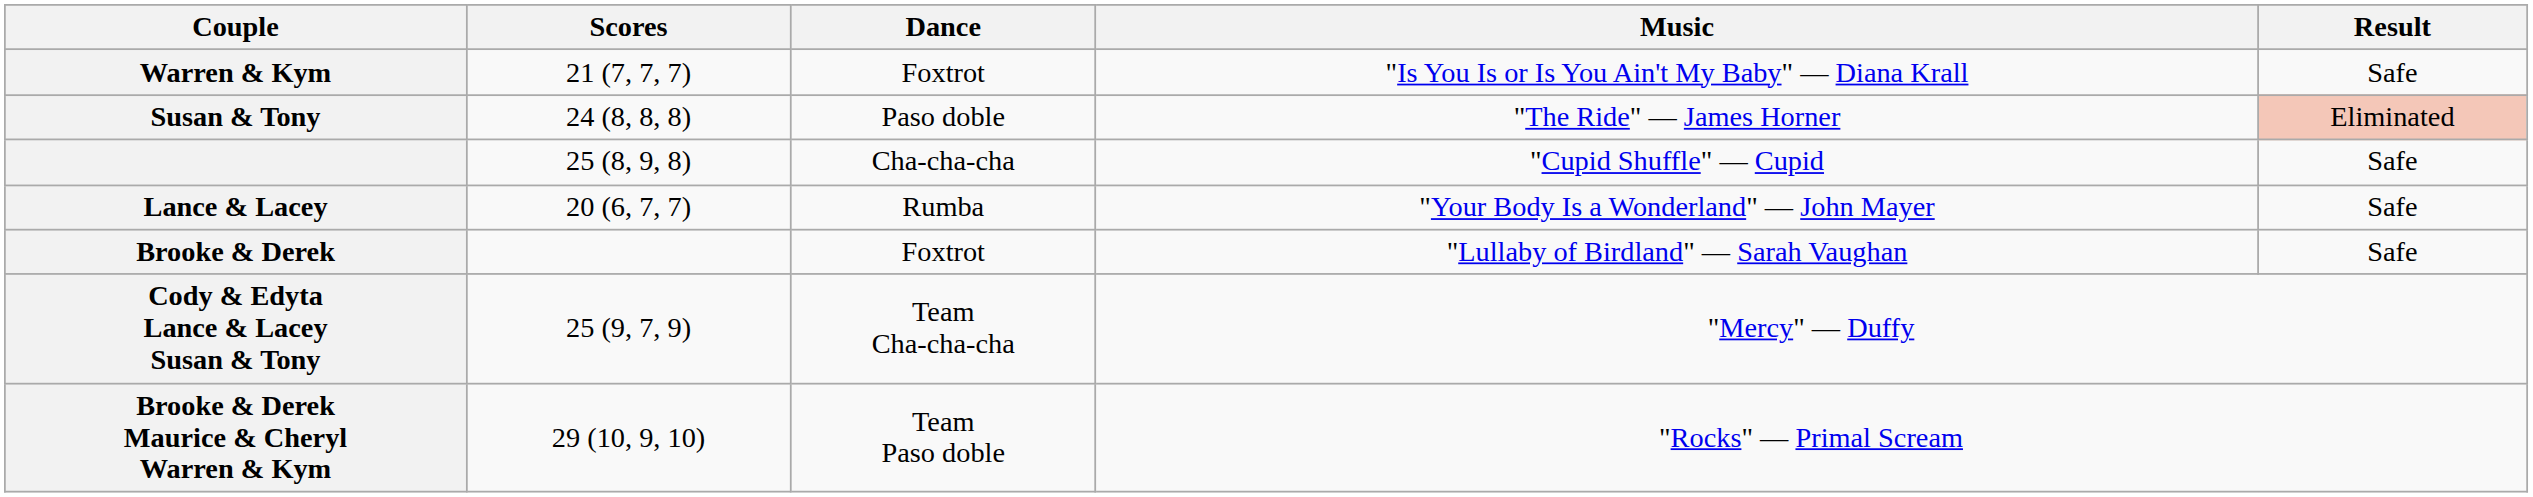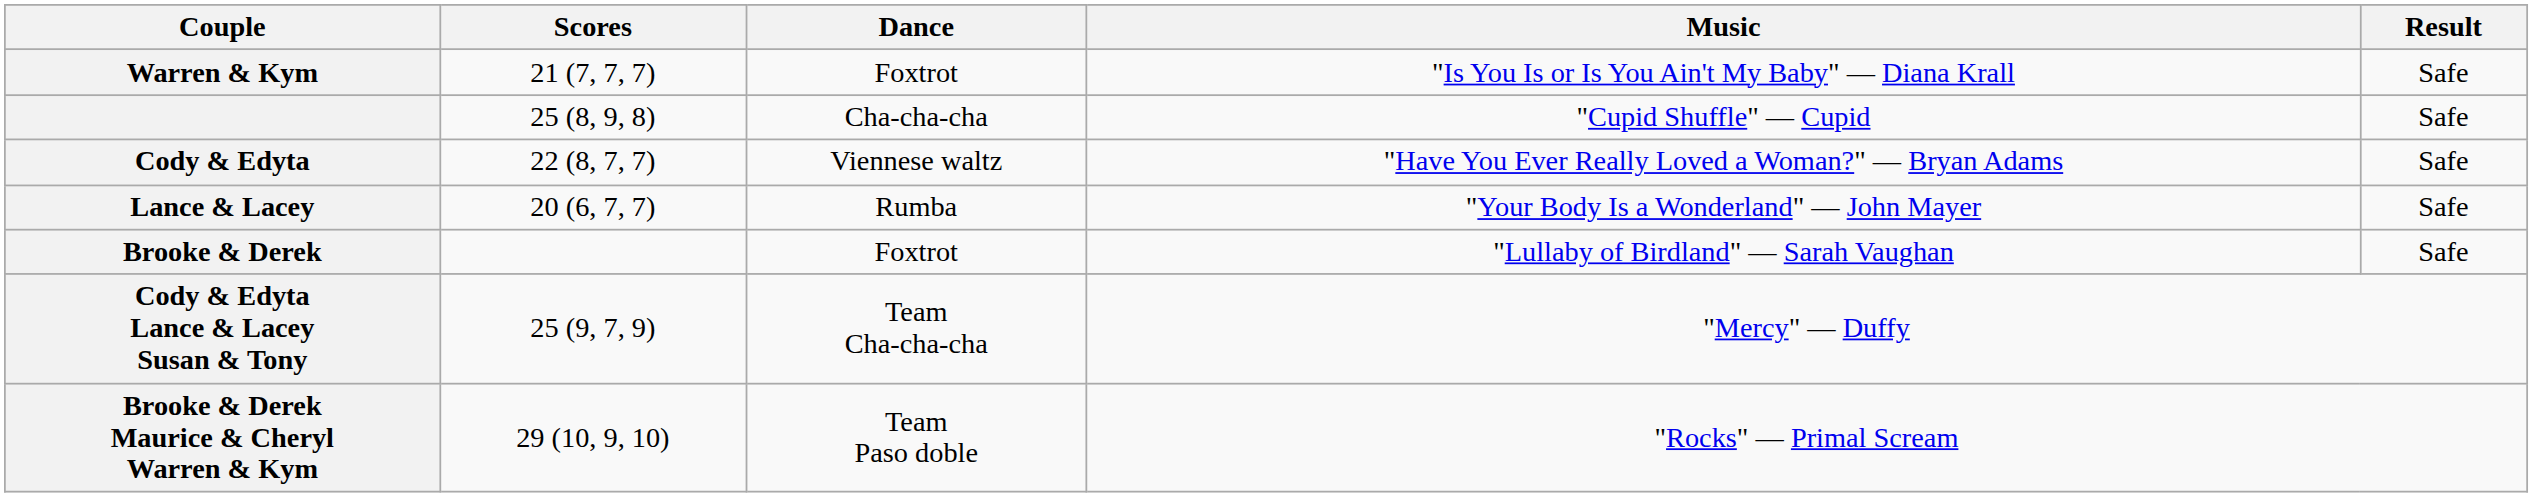- row: (236, 116)
+ row: (222, 161)
